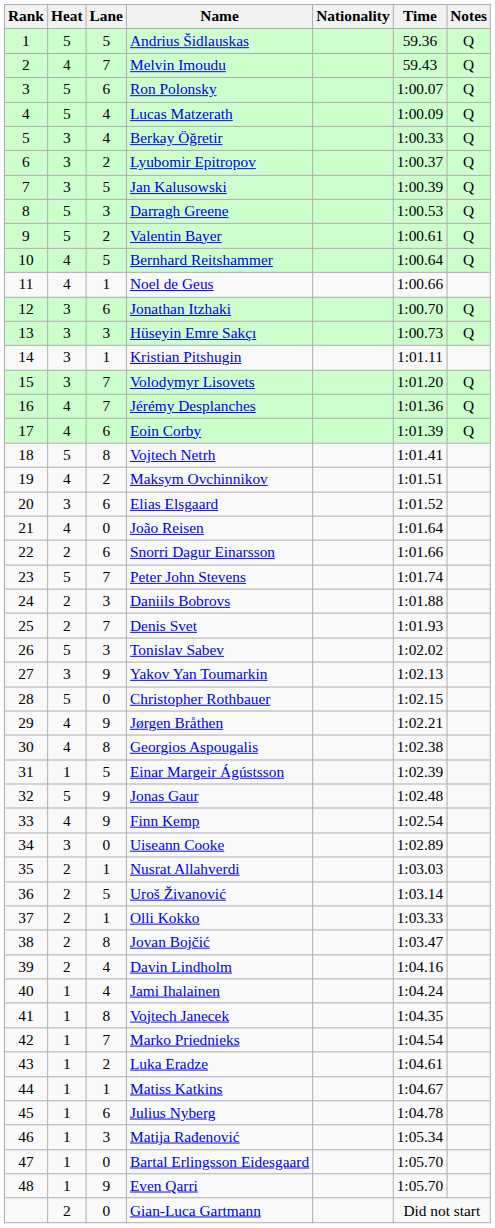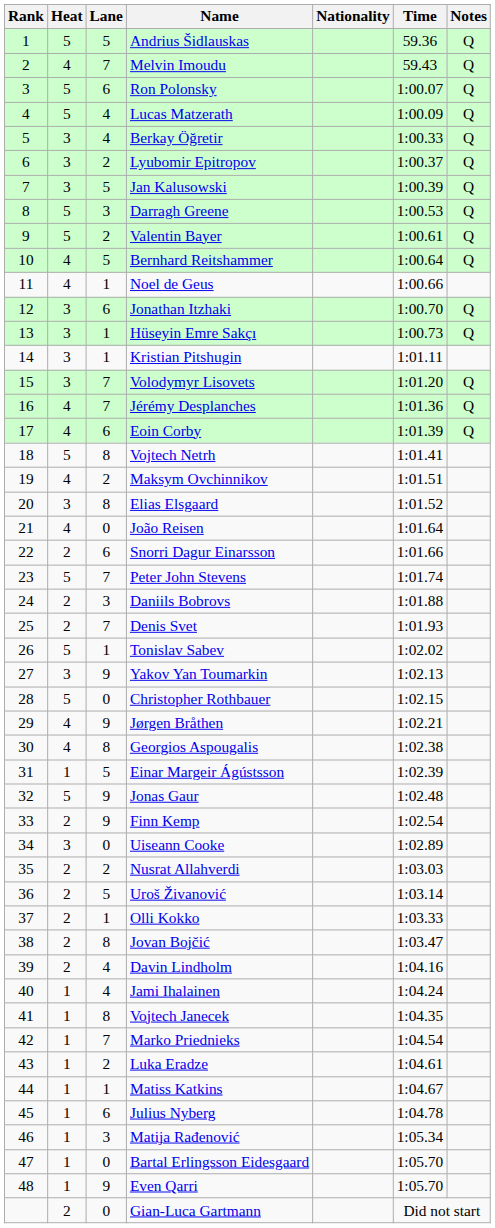(106, 333) 3 -> (106, 333) 1
(106, 503) 6 -> (106, 503) 8
(106, 650) 3 -> (106, 650) 1
(67, 820) 4 -> (67, 820) 2
(106, 869) 1 -> (106, 869) 2
